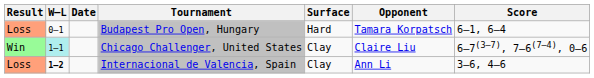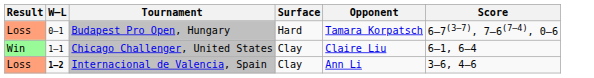- column: (84, 13)
(481, 29) 6–1, 6–4 -> (493, 30) 6–7(3–7), 7–6(7–4), 0–6
(56, 48) paleturquoise background -> (56, 49) no background
(522, 47) 6–7(3–7), 7–6(7–4), 0–6 -> (452, 48) 6–1, 6–4
